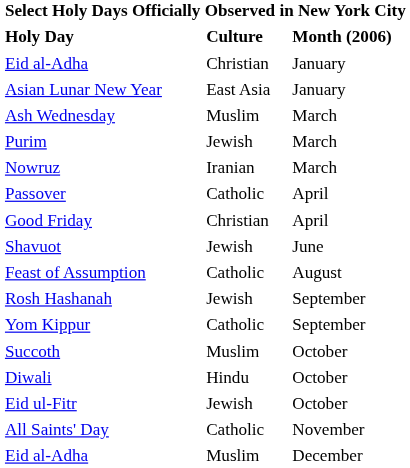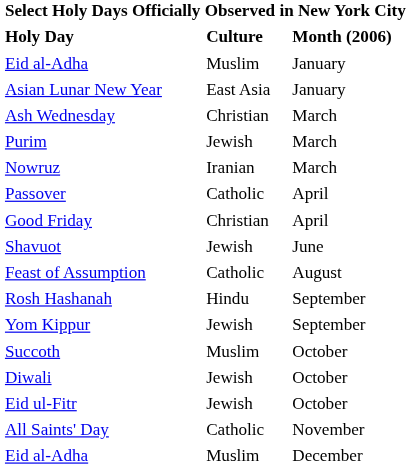(238, 63) Christian -> (233, 63) Muslim
(233, 115) Muslim -> (238, 115) Christian
(229, 298) Jewish -> (228, 298) Hindu
(235, 324) Catholic -> (229, 324) Jewish
(228, 377) Hindu -> (229, 377) Jewish
